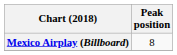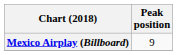(152, 42) 8 -> (152, 42) 9
